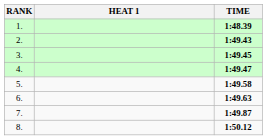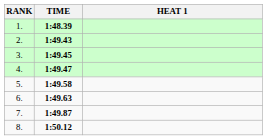columns swapped: (124, 12) <-> (238, 12)
